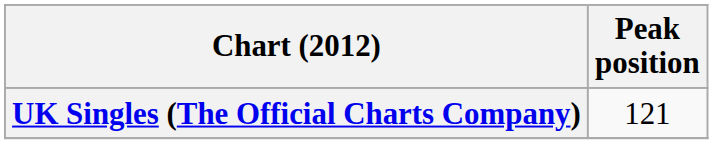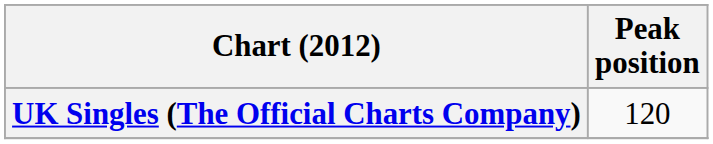(647, 112) 121 -> (647, 112) 120
